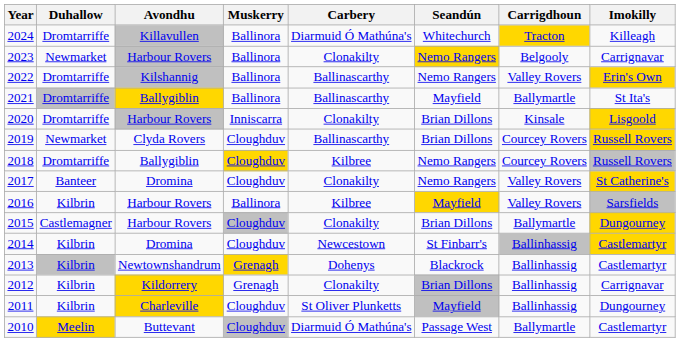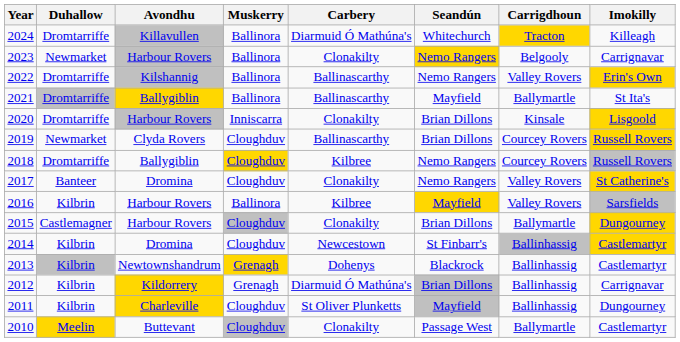(351, 285) Clonakilty -> (351, 285) Diarmuid Ó Mathúna's
(351, 327) Diarmuid Ó Mathúna's -> (351, 327) Clonakilty
